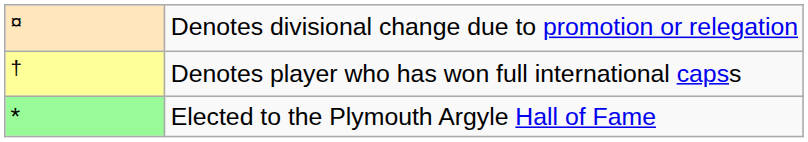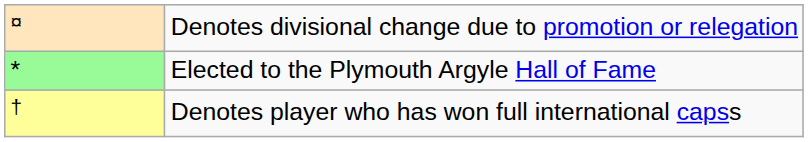rows swapped: (413, 116) <-> (456, 73)
